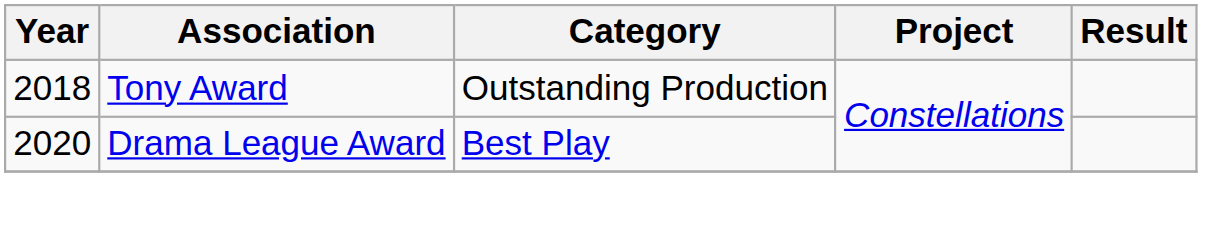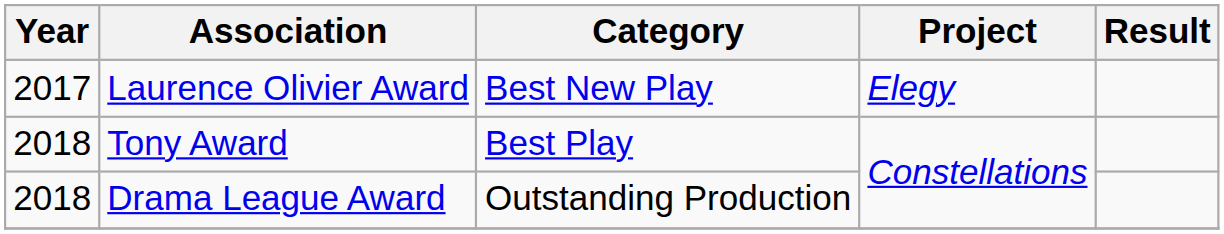+ row: (288, 87)
(645, 87) Outstanding Production -> (559, 143) Best Play
(52, 143) 2020 -> (52, 198) 2018
(536, 143) Best Play -> (668, 198) Outstanding Production
